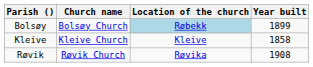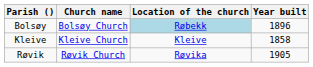(280, 26) 1899 -> (280, 26) 1896
(280, 55) 1908 -> (280, 55) 1905
